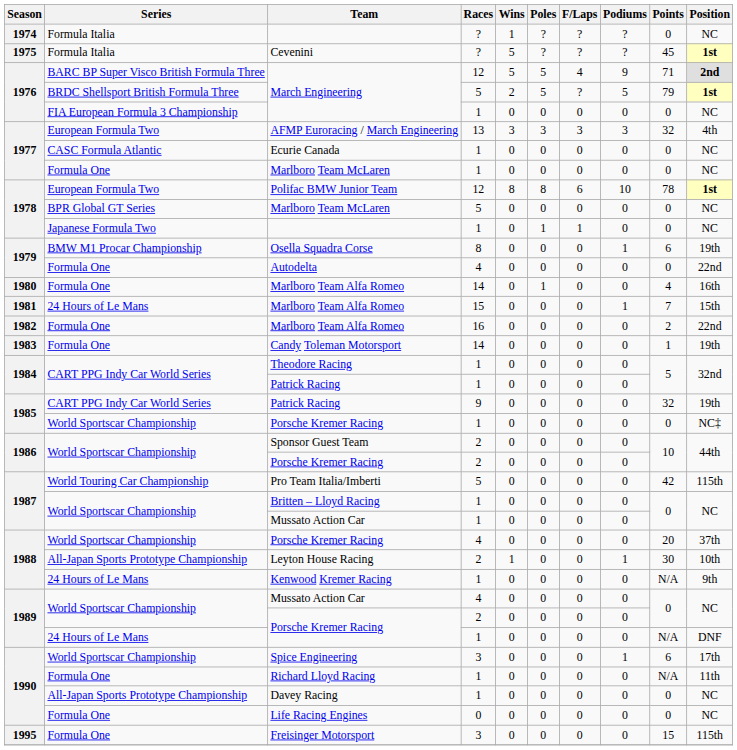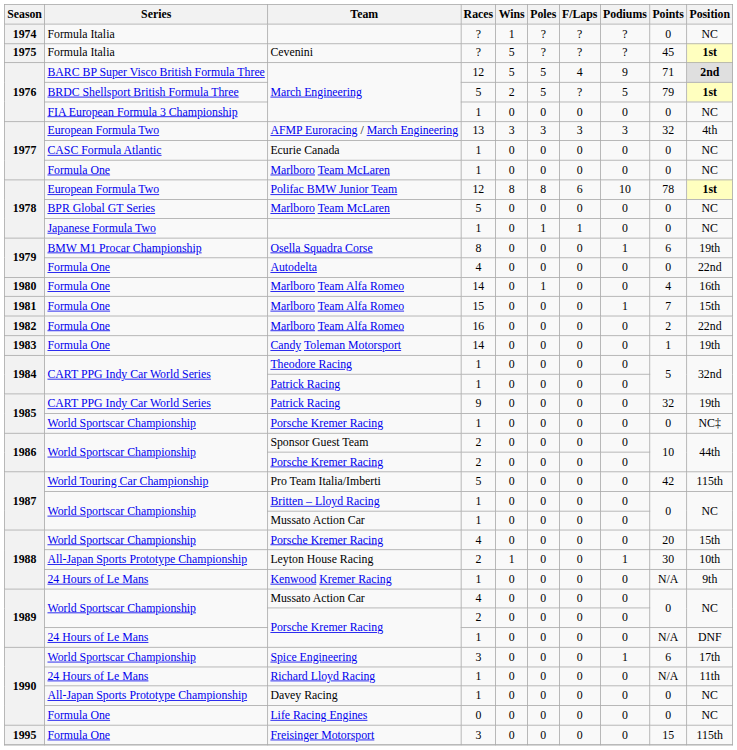(98, 306) 24 Hours of Le Mans -> (79, 306) Formula One
(710, 540) 37th -> (710, 540) 15th
(79, 676) Formula One -> (98, 676) 24 Hours of Le Mans
